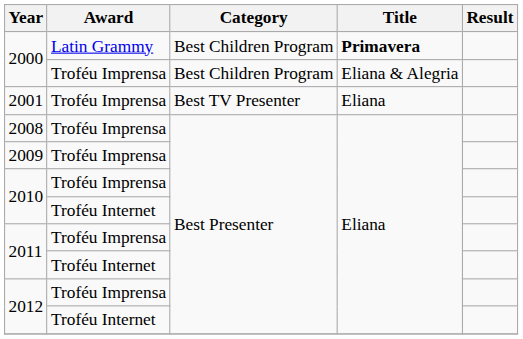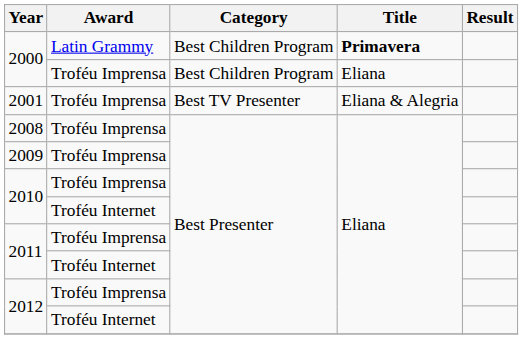(400, 73) Eliana & Alegria -> (363, 73) Eliana
(363, 100) Eliana -> (400, 100) Eliana & Alegria
